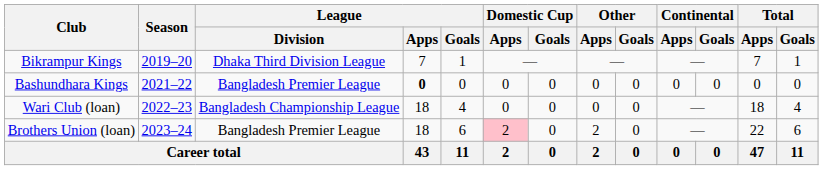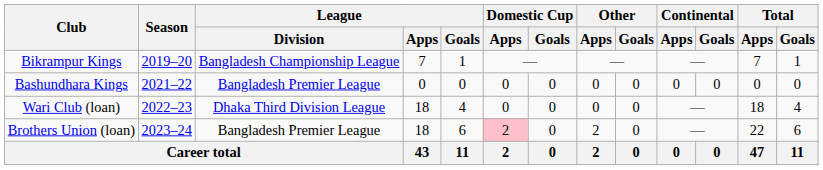(299, 61) Dhaka Third Division League -> (299, 61) Bangladesh Championship League
(422, 84) bold -> (422, 84) normal
(299, 107) Bangladesh Championship League -> (299, 107) Dhaka Third Division League
